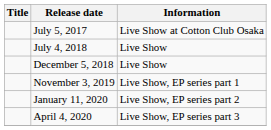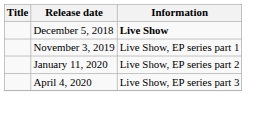- row: (60, 30)
- row: (60, 47)
(143, 64) normal -> (144, 30) bold
